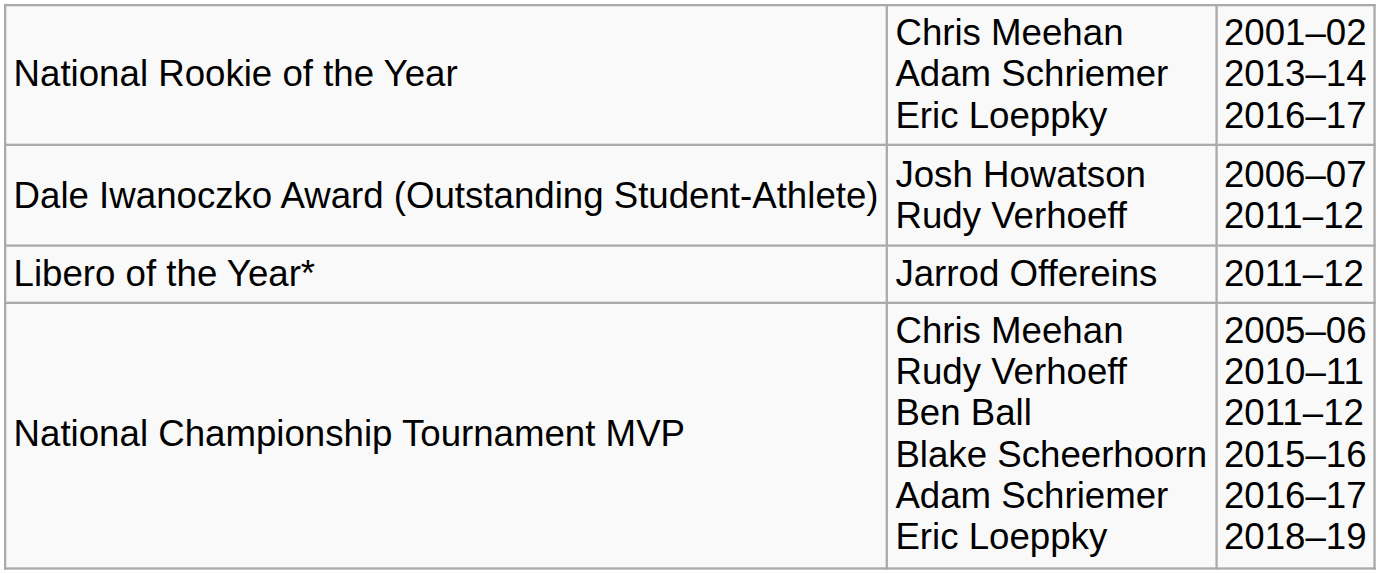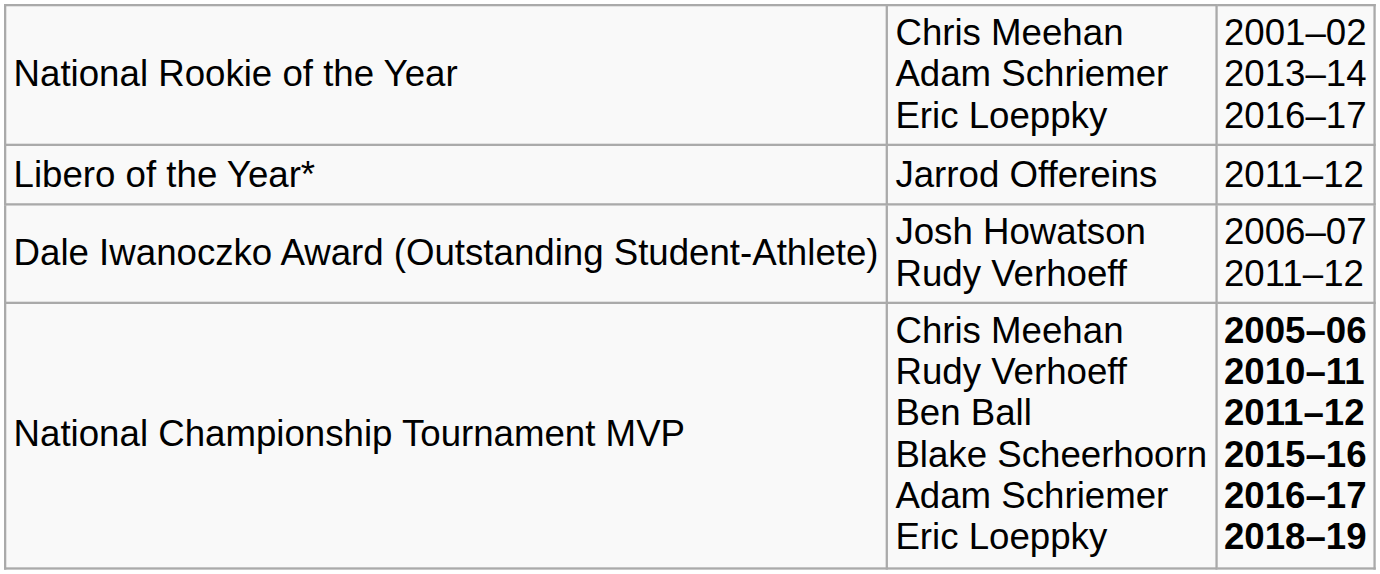rows swapped: (446, 194) <-> (164, 273)
(1295, 434) normal -> (1295, 434) bold
